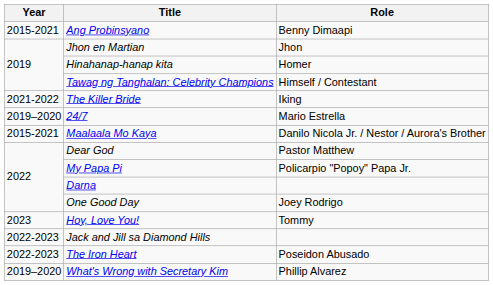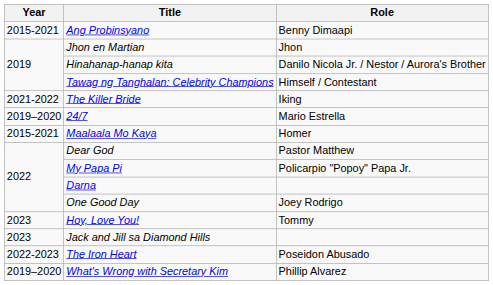(295, 64) Homer -> (382, 64) Danilo Nicola Jr. / Nestor / Aurora's Brother
(382, 133) Danilo Nicola Jr. / Nestor / Aurora's Brother -> (295, 133) Homer
(33, 237) 2022-2023 -> (19, 237) 2023
